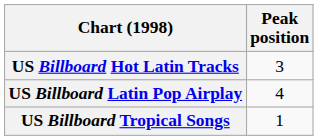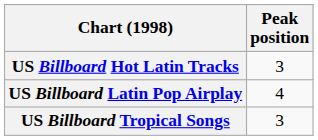(280, 120) 1 -> (280, 120) 3
